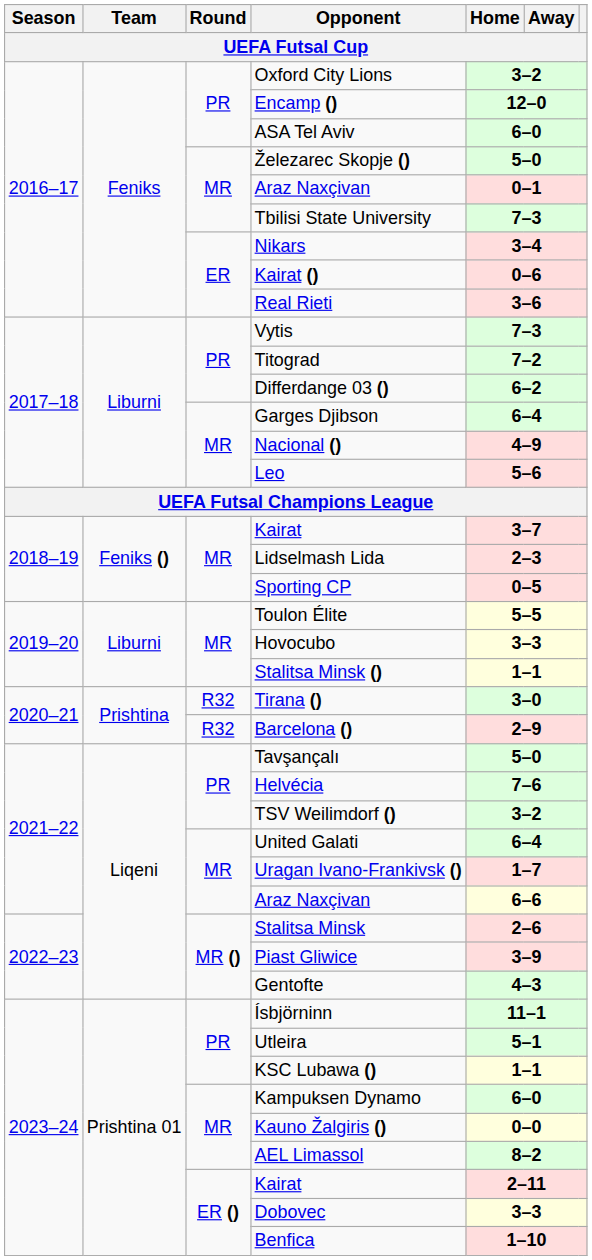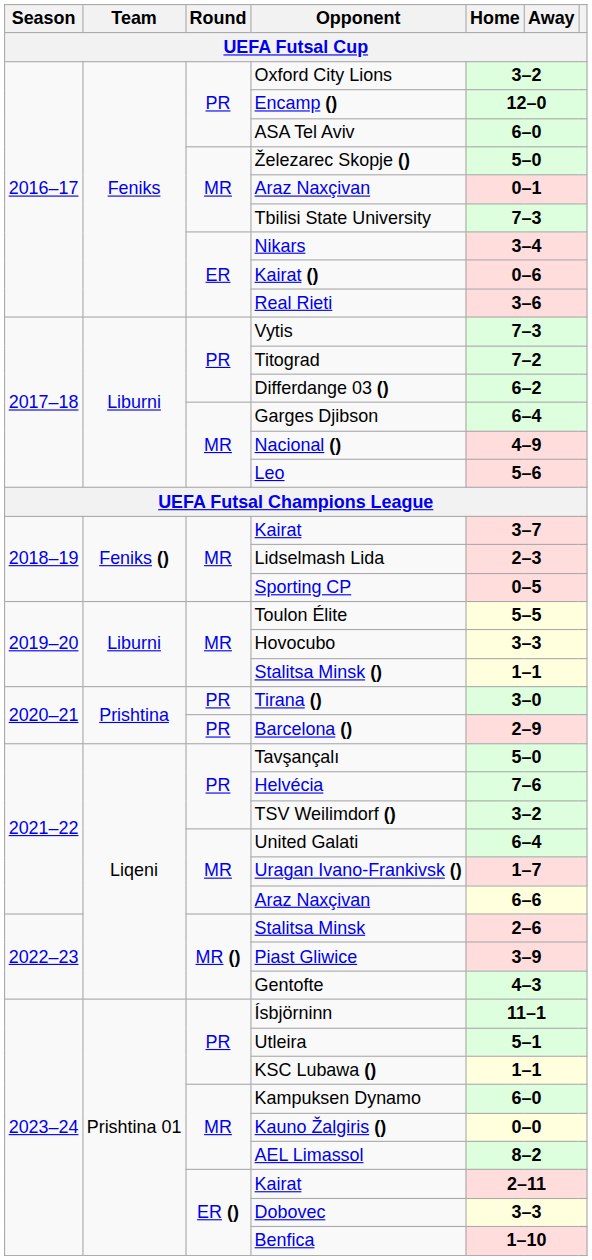(218, 700) R32 -> (218, 700) PR
(218, 729) R32 -> (218, 729) PR
